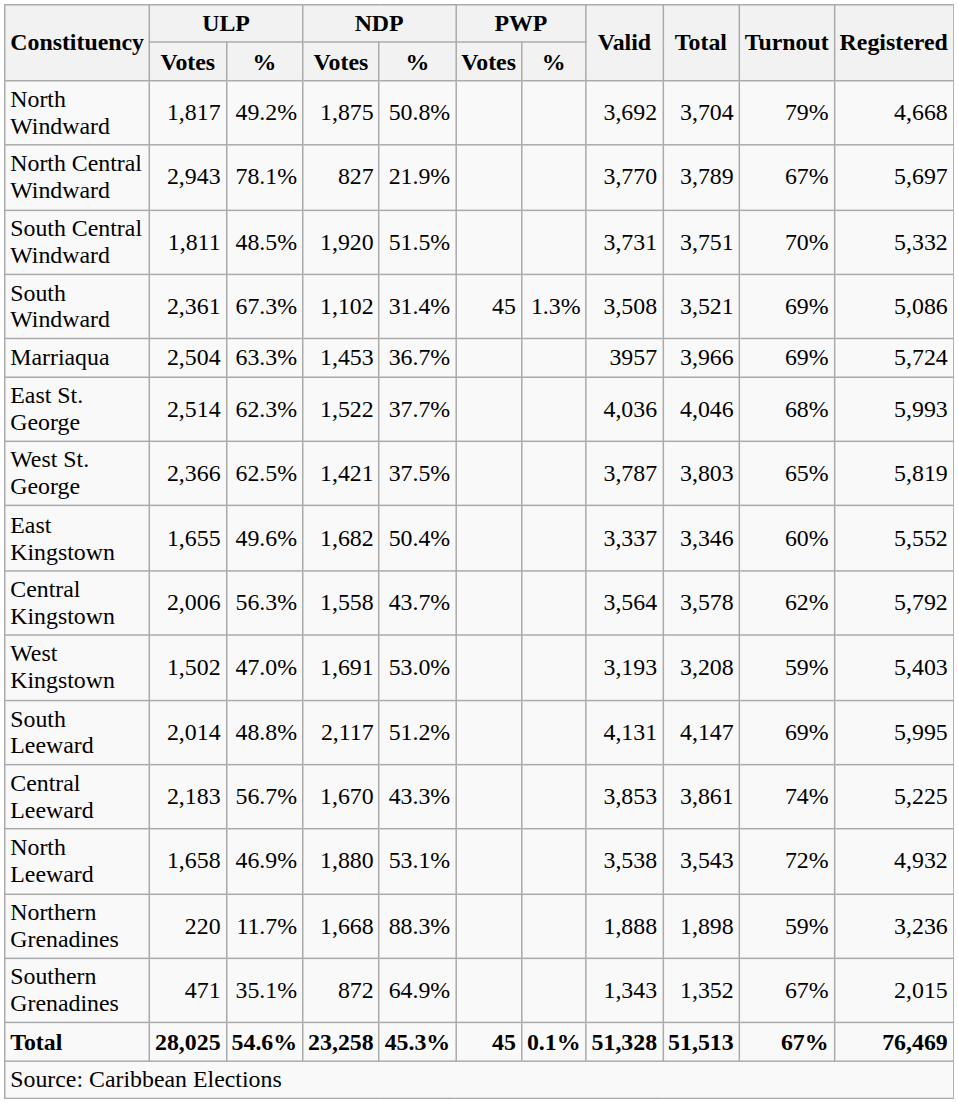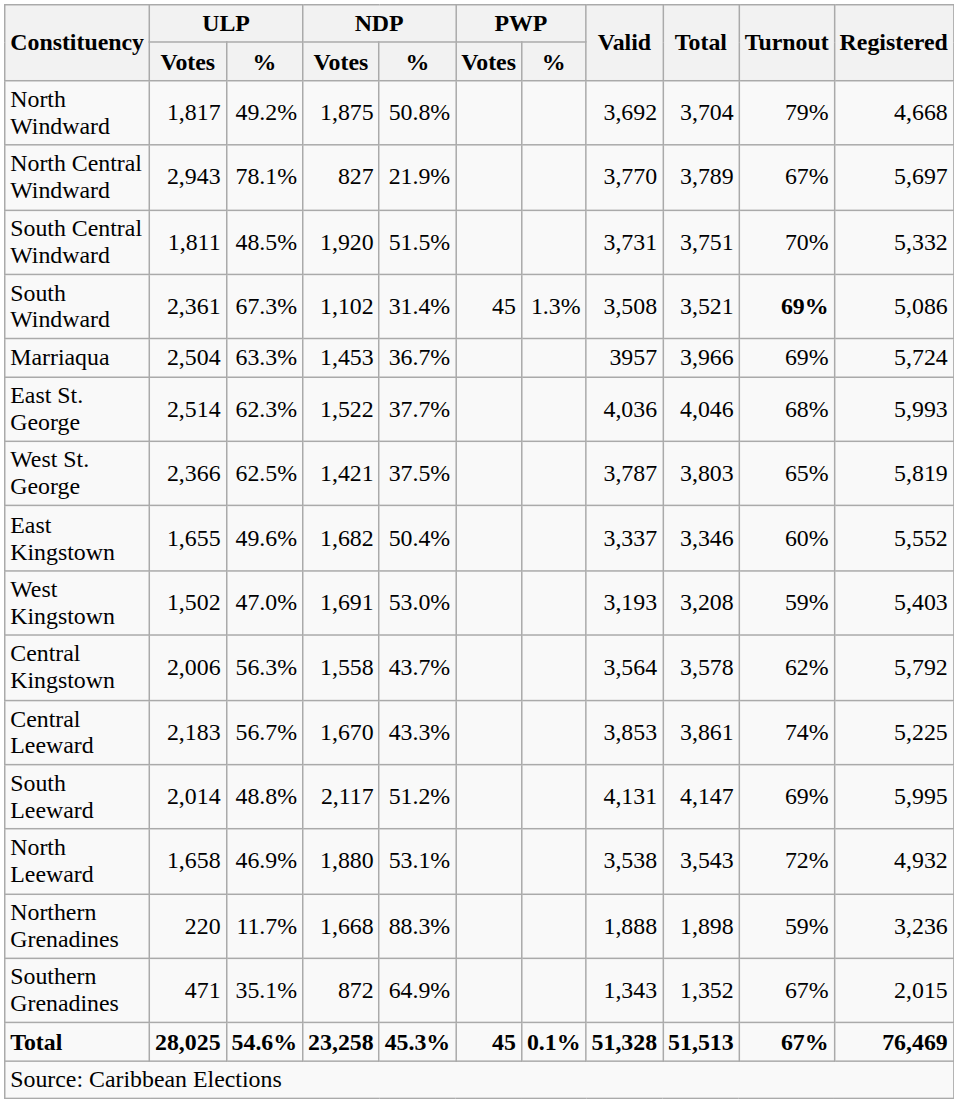(807, 306) normal -> (805, 306) bold
rows swapped: (63, 602) <-> (63, 667)
rows swapped: (52, 731) <-> (52, 796)
